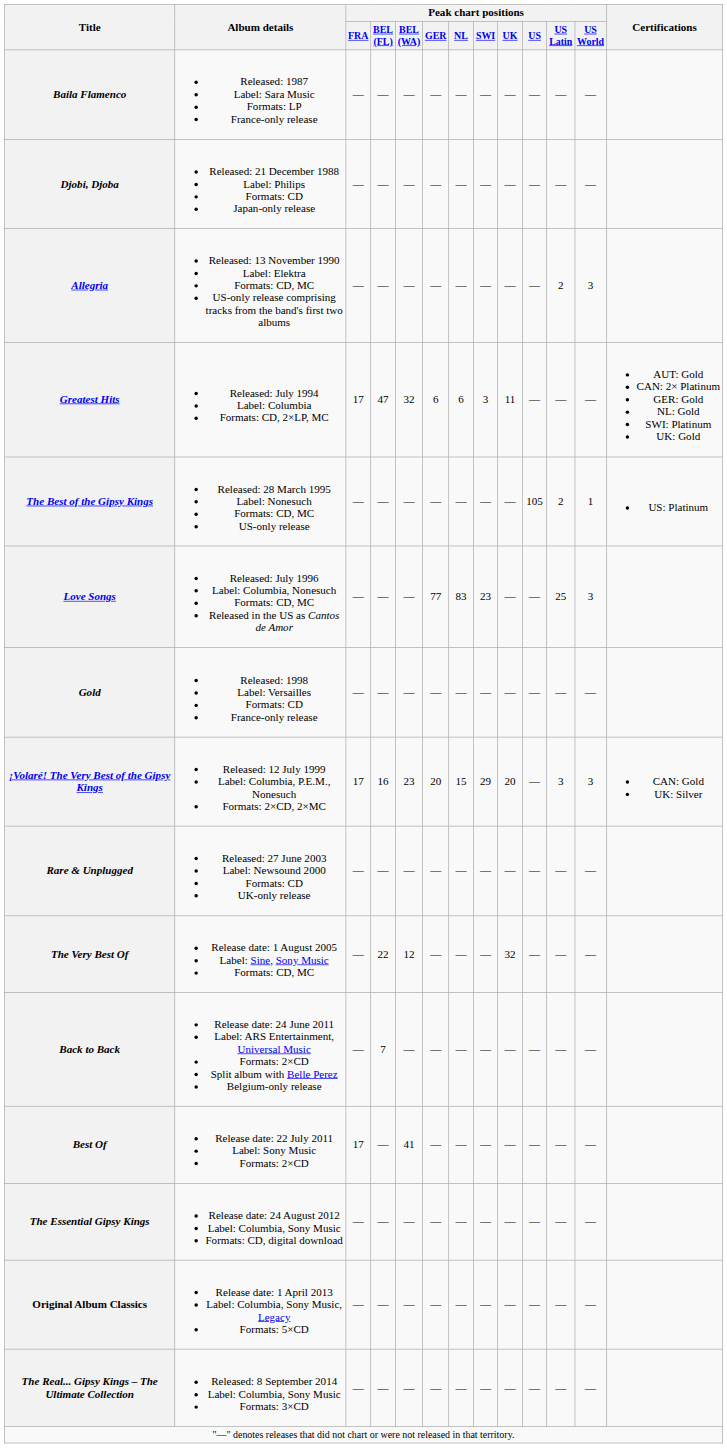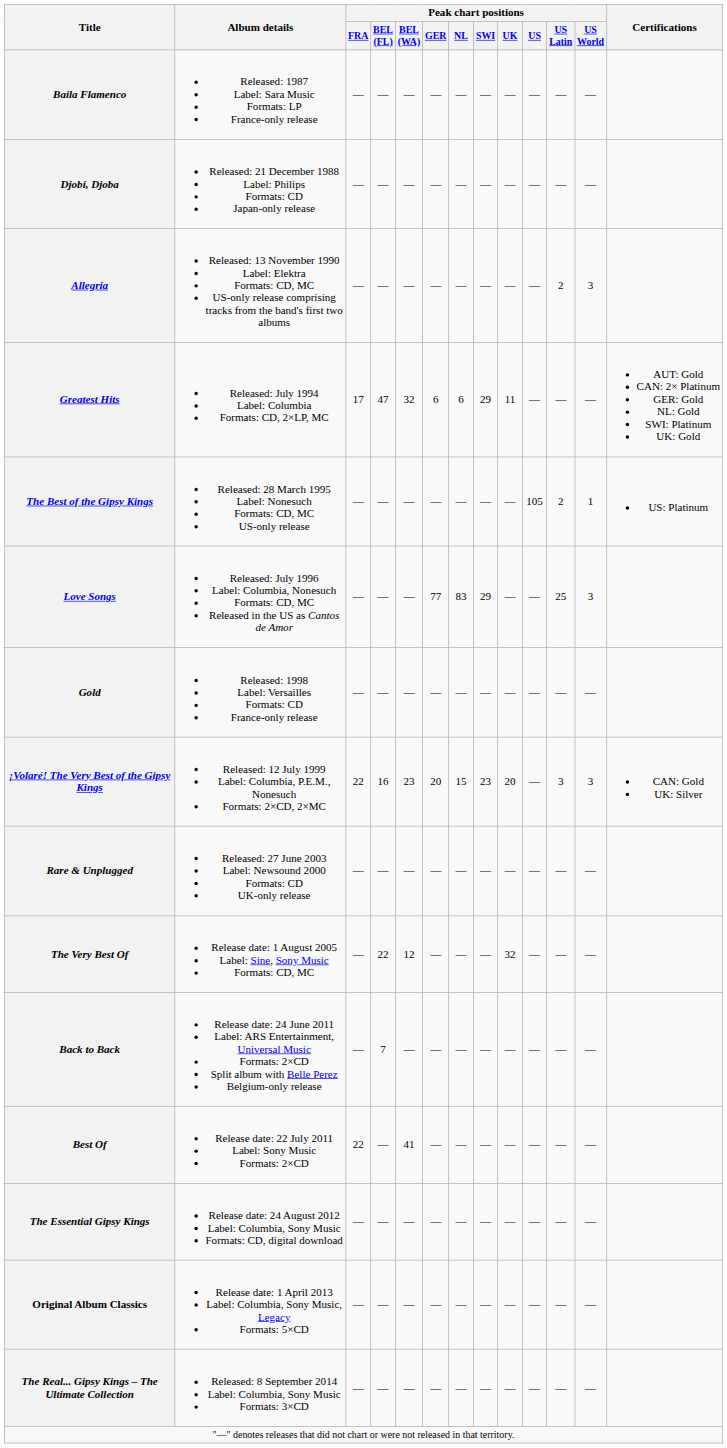(486, 399) 3 -> (486, 399) 29
(486, 596) 23 -> (486, 596) 29
(358, 781) 17 -> (358, 781) 22
(486, 781) 29 -> (486, 781) 23
(358, 1145) 17 -> (358, 1145) 22
